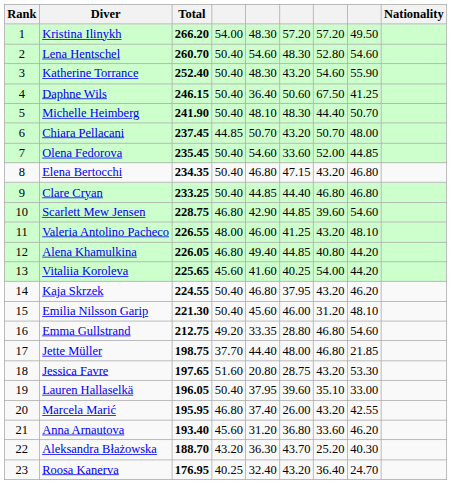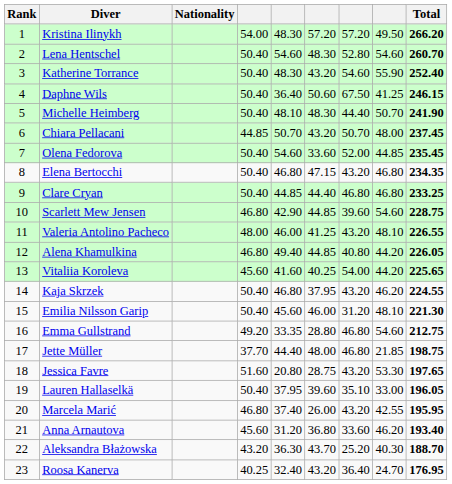columns swapped: (414, 14) <-> (192, 14)
